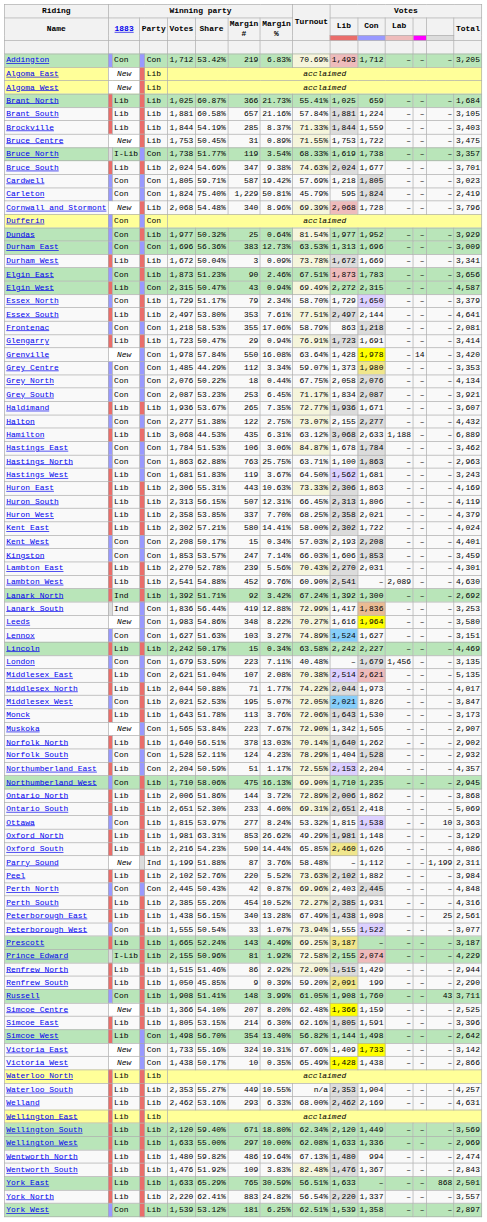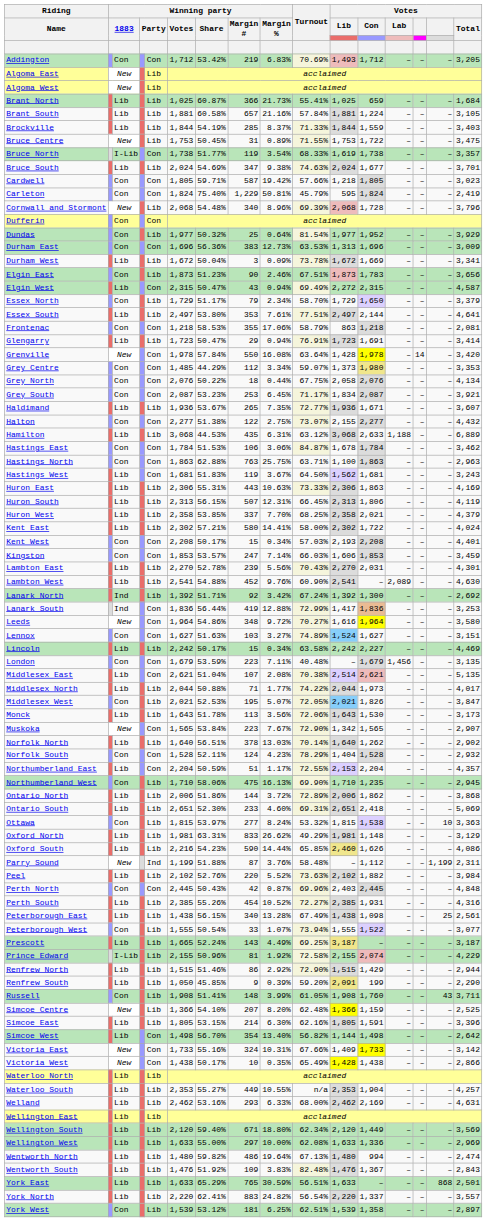(314, 181) 57.69% -> (314, 181) 57.66%
(181, 622) 1,983 -> (181, 622) 1,964
(279, 622) 8.22% -> (279, 622) 9.72%
(279, 715) 3.76% -> (279, 715) 3.56%
(251, 836) 853 -> (251, 836) 833
